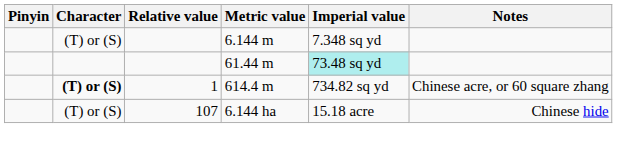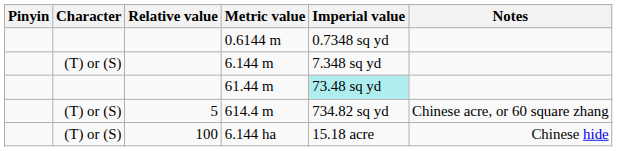+ row: (253, 39)
(92, 87) bold -> (93, 110) normal
(214, 87) 1 -> (214, 110) 5
(207, 110) 107 -> (207, 134) 100
